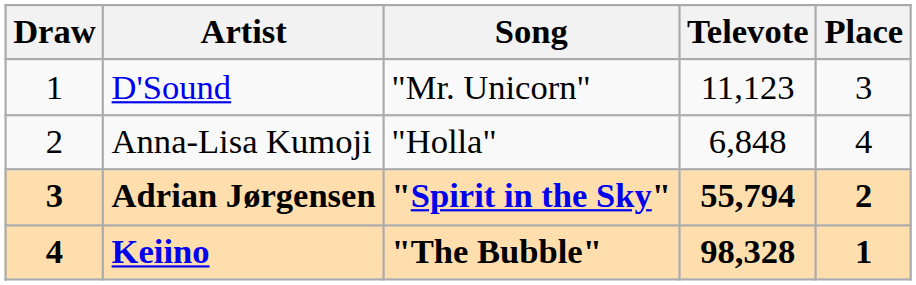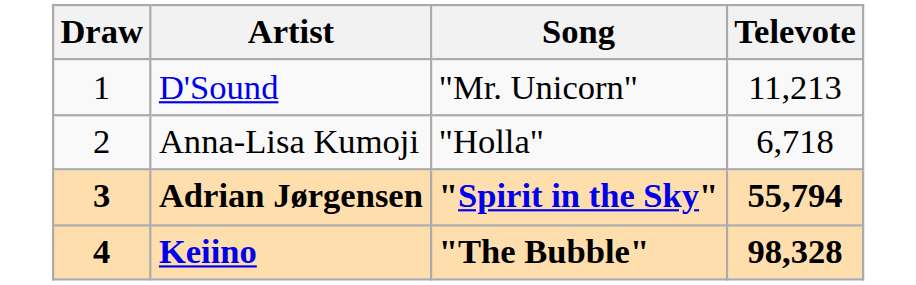- column: (864, 31)
(748, 86) 11,123 -> (795, 86) 11,213
(748, 141) 6,848 -> (795, 141) 6,718
